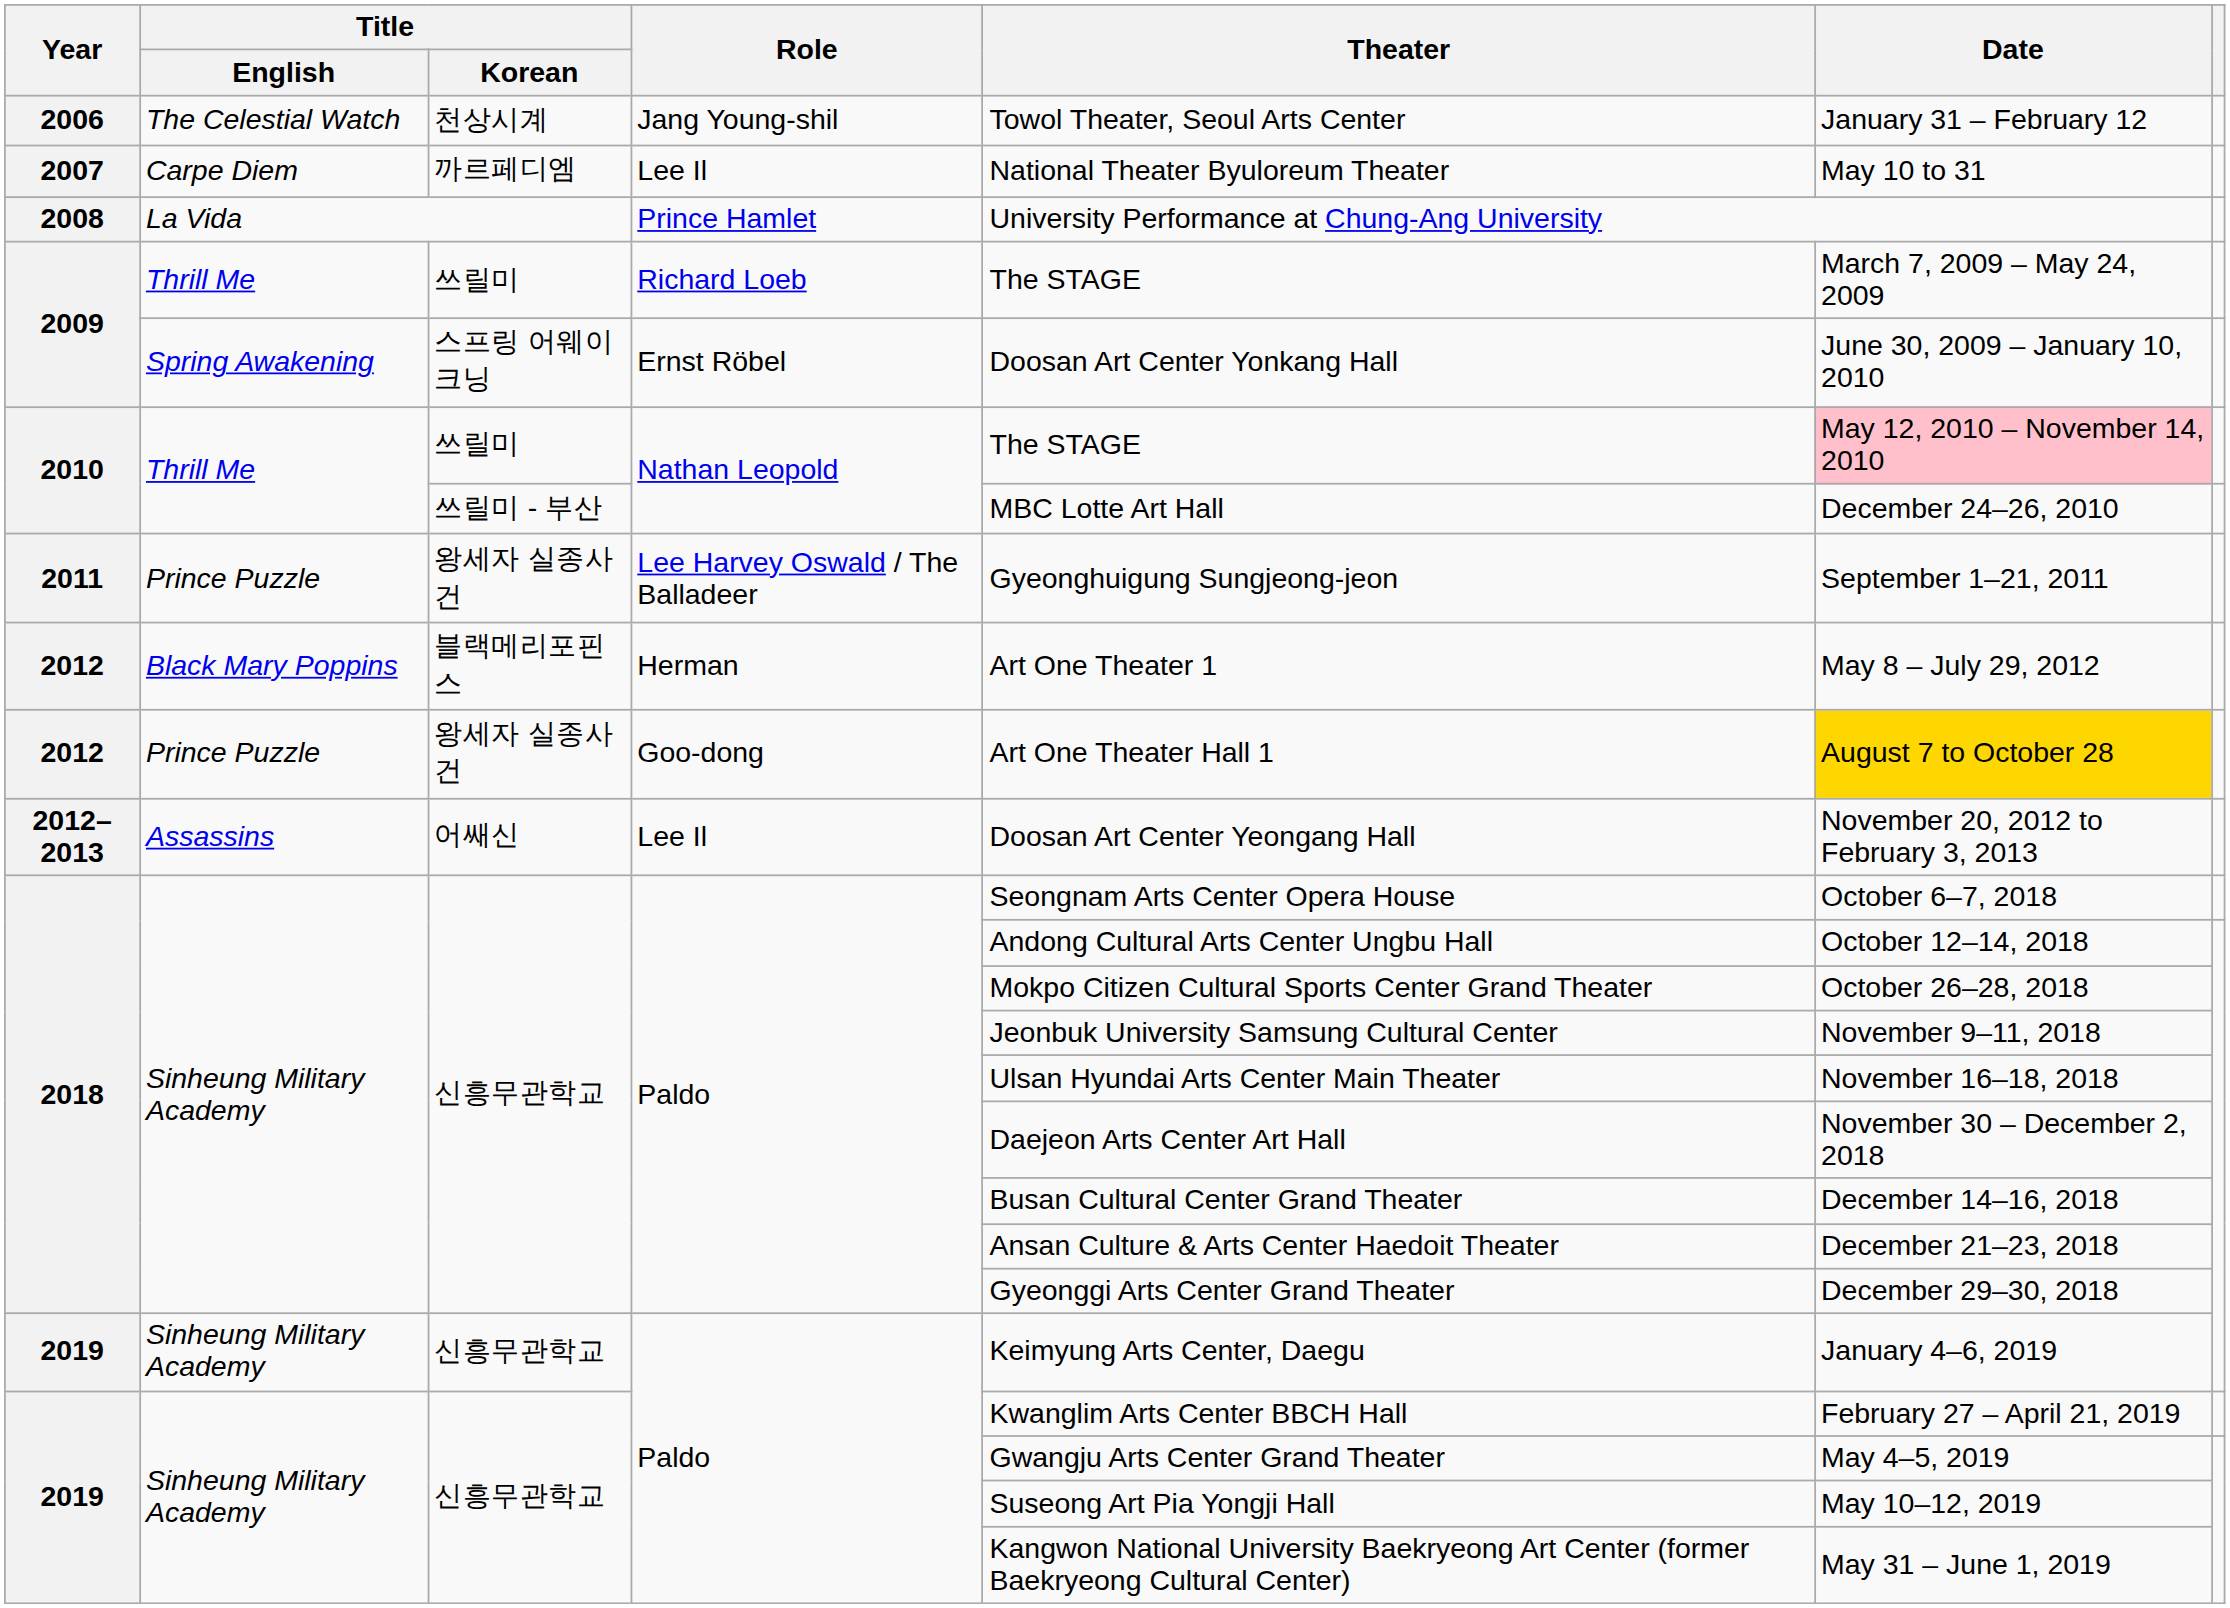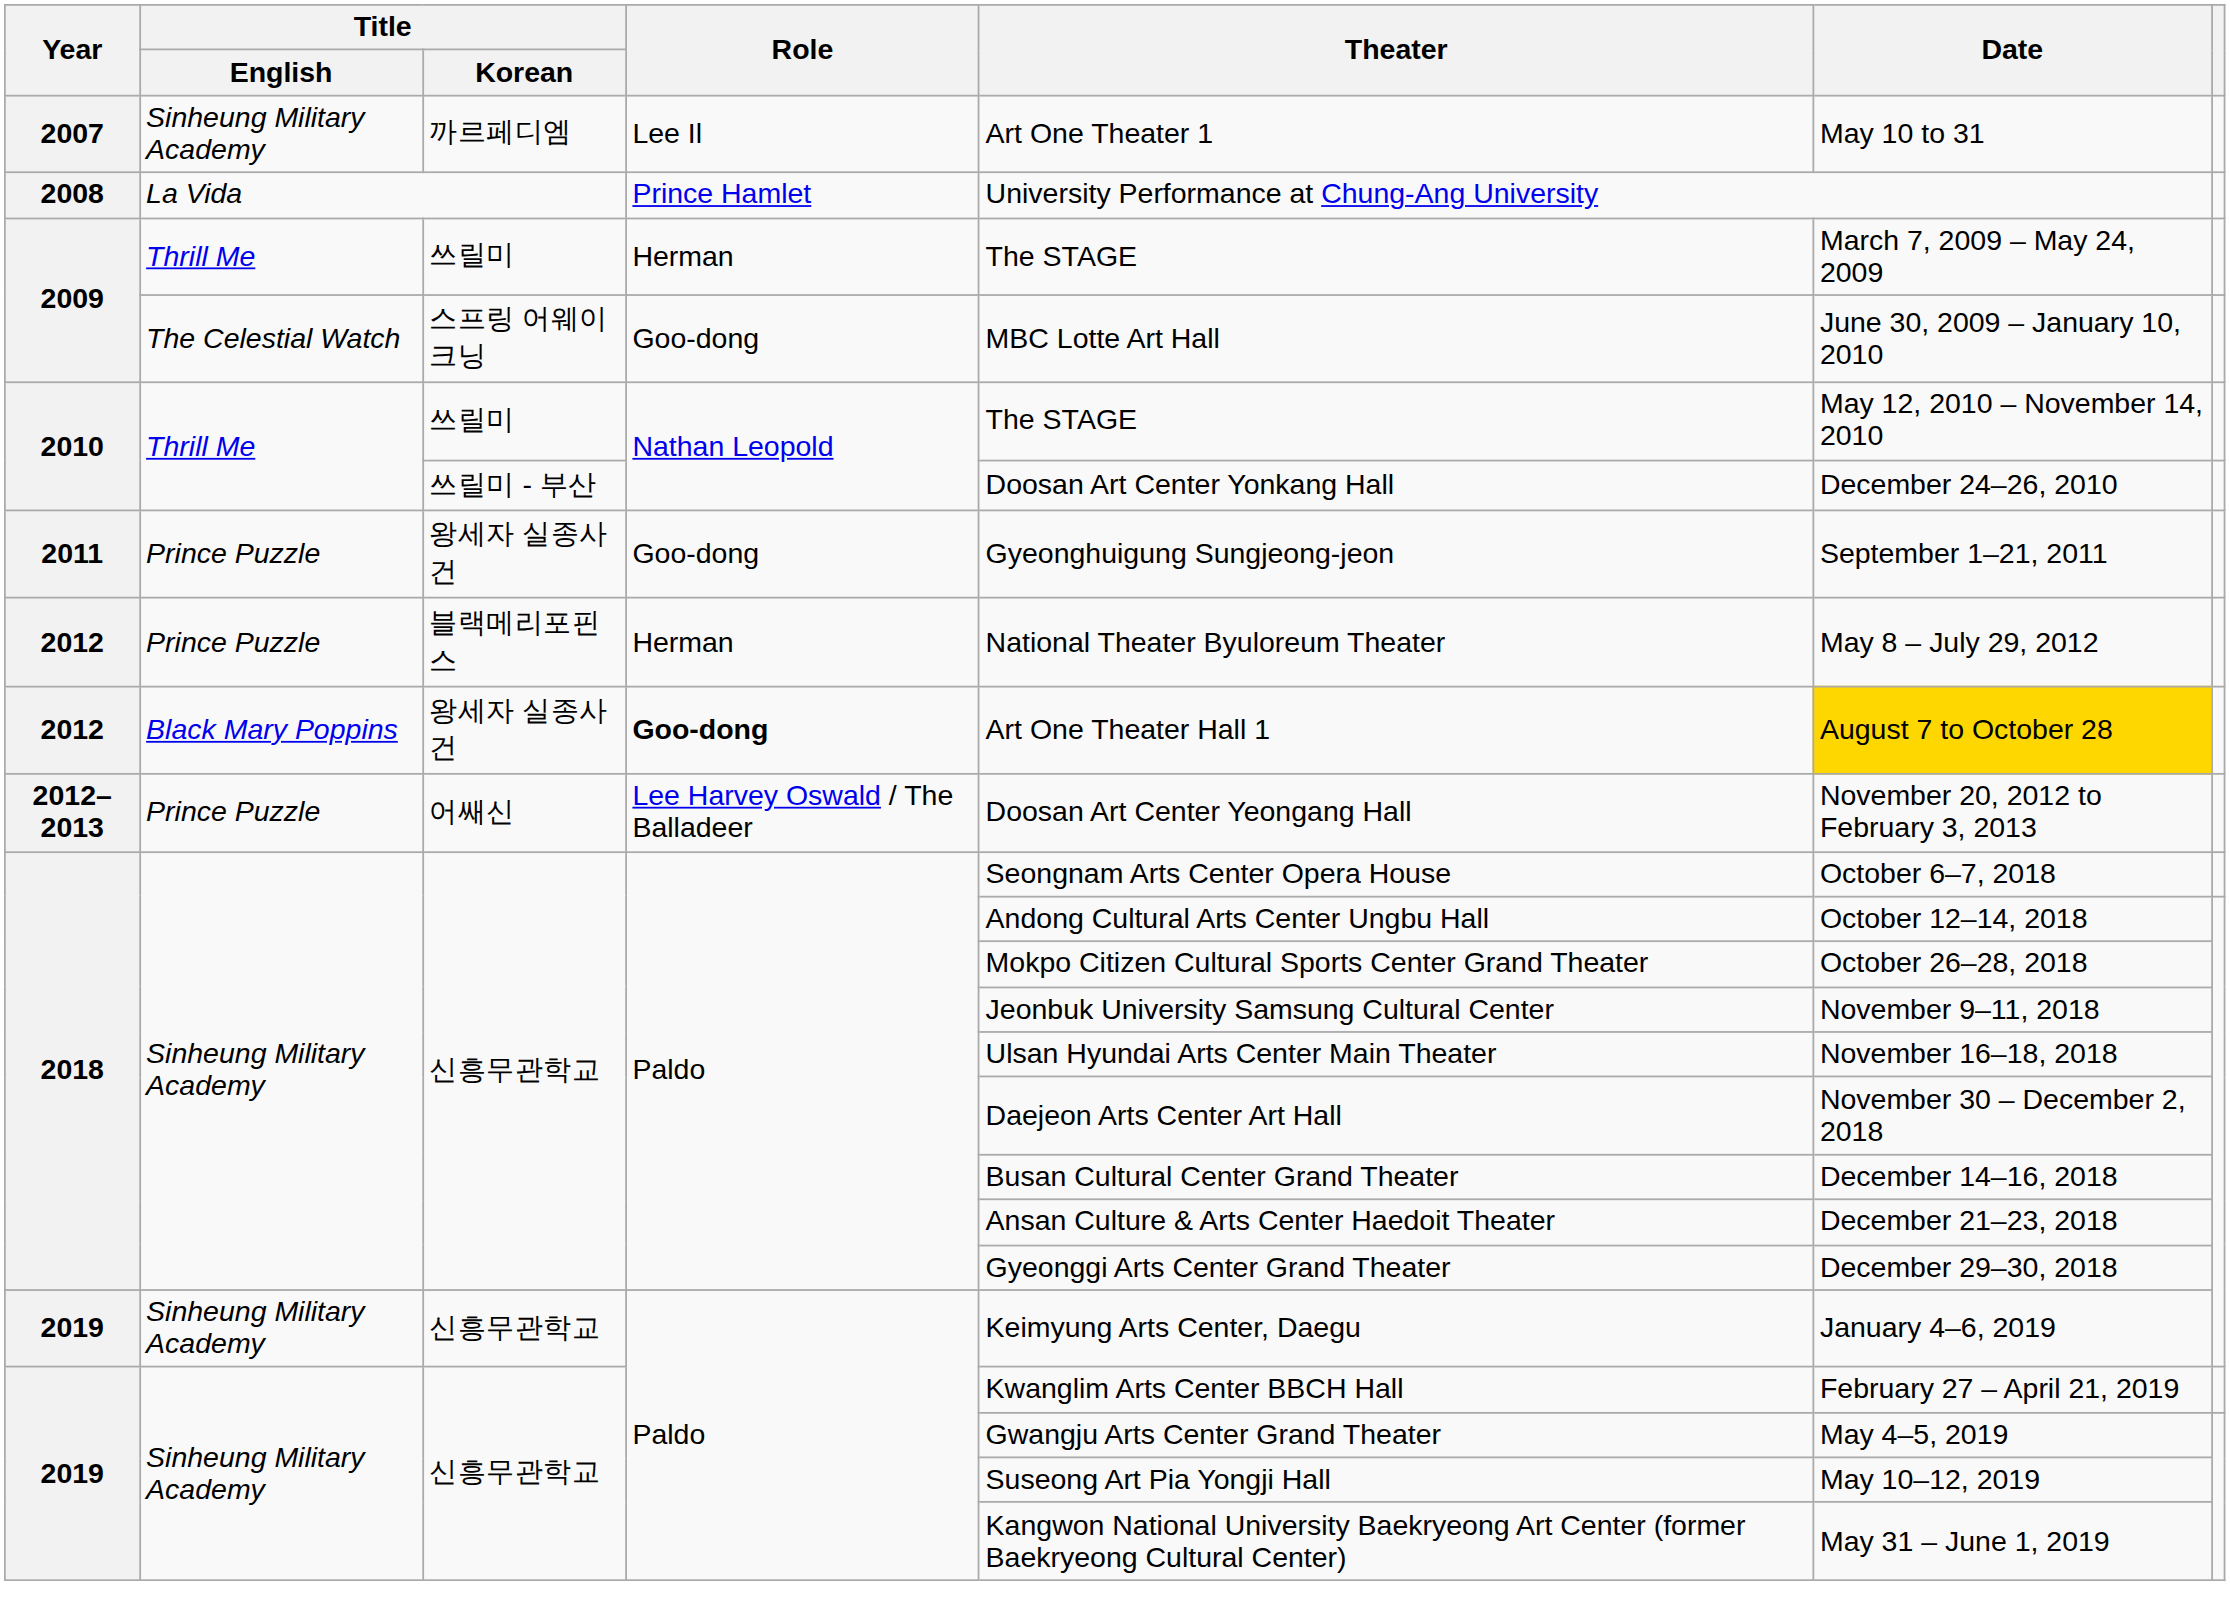- row: (72, 120)
(222, 170) Carpe Diem -> (255, 133) Sinheung Military Academy
(1219, 170) National Theater Byuloreum Theater -> (1099, 133) Art One Theater 1
(722, 279) Richard Loeb -> (683, 255) Herman
(260, 362) Spring Awakening -> (273, 338) The Celestial Watch
(712, 362) Ernst Röbel -> (696, 338) Goo-dong
(1194, 362) Doosan Art Center Yonkang Hall -> (1103, 338) MBC Lotte Art Hall
(2013, 444) pink background -> (2011, 420) no background
(1107, 508) MBC Lotte Art Hall -> (1190, 484) Doosan Art Center Yonkang Hall
(798, 577) Lee Harvey Oswald / The Balladeer -> (696, 553) Goo-dong
(272, 665) Black Mary Poppins -> (233, 641) Prince Puzzle
(1103, 665) Art One Theater 1 -> (1215, 641) National Theater Byuloreum Theater
(233, 753) Prince Puzzle -> (272, 729) Black Mary Poppins
(701, 753) normal -> (700, 729) bold
(210, 836) Assassins -> (233, 812) Prince Puzzle
(672, 836) Lee Il -> (793, 812) Lee Harvey Oswald / The Balladeer
